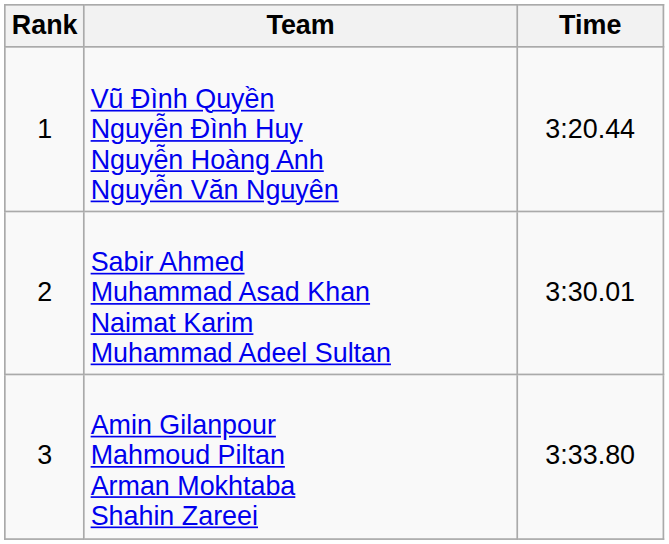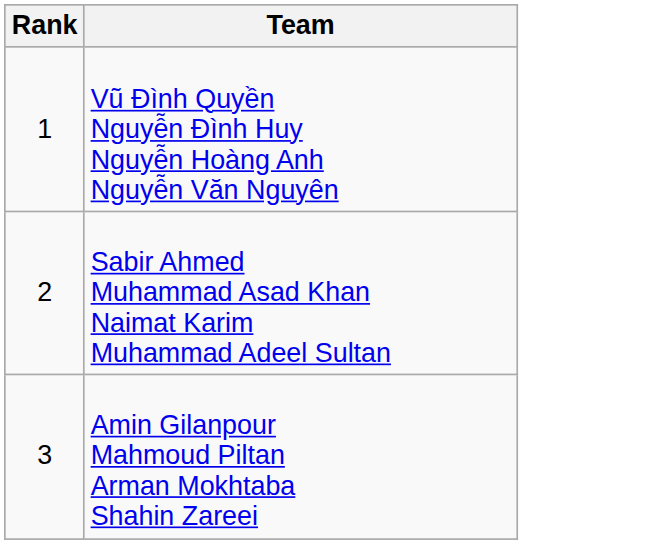- column: (590, 25)
